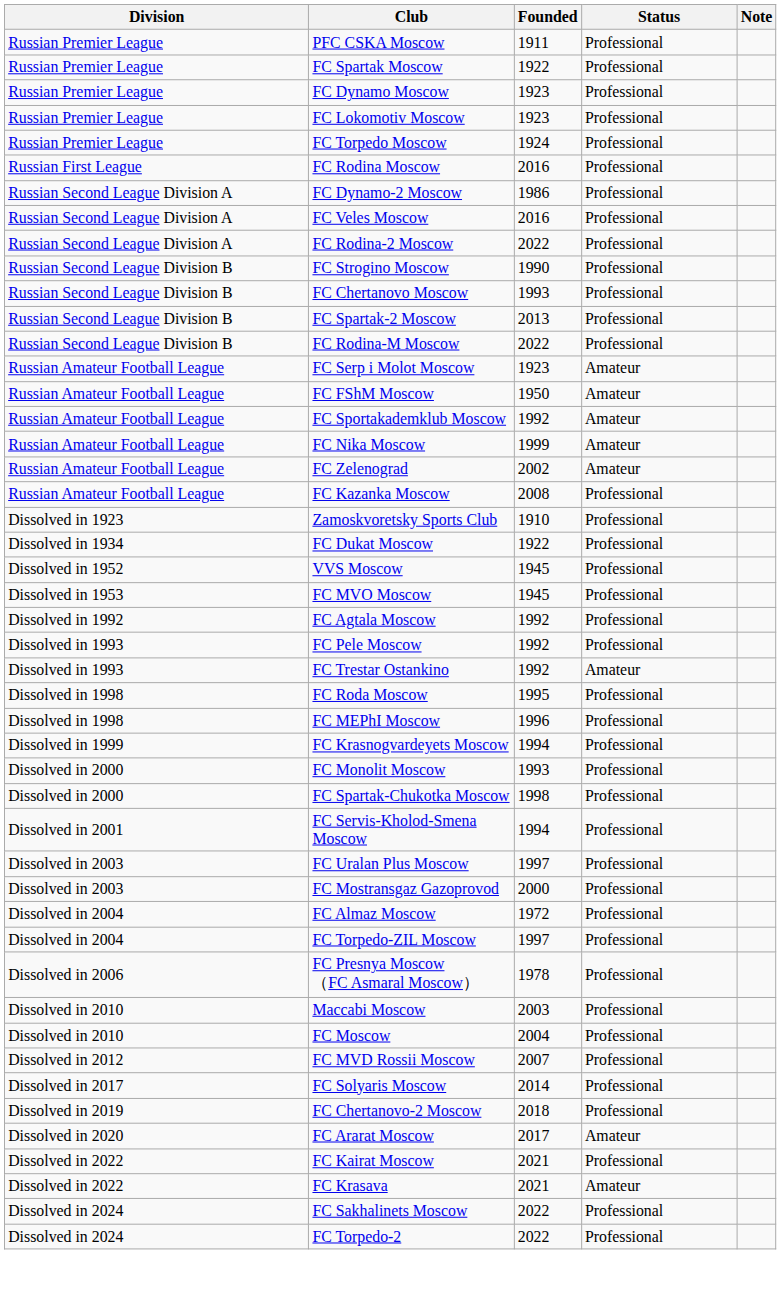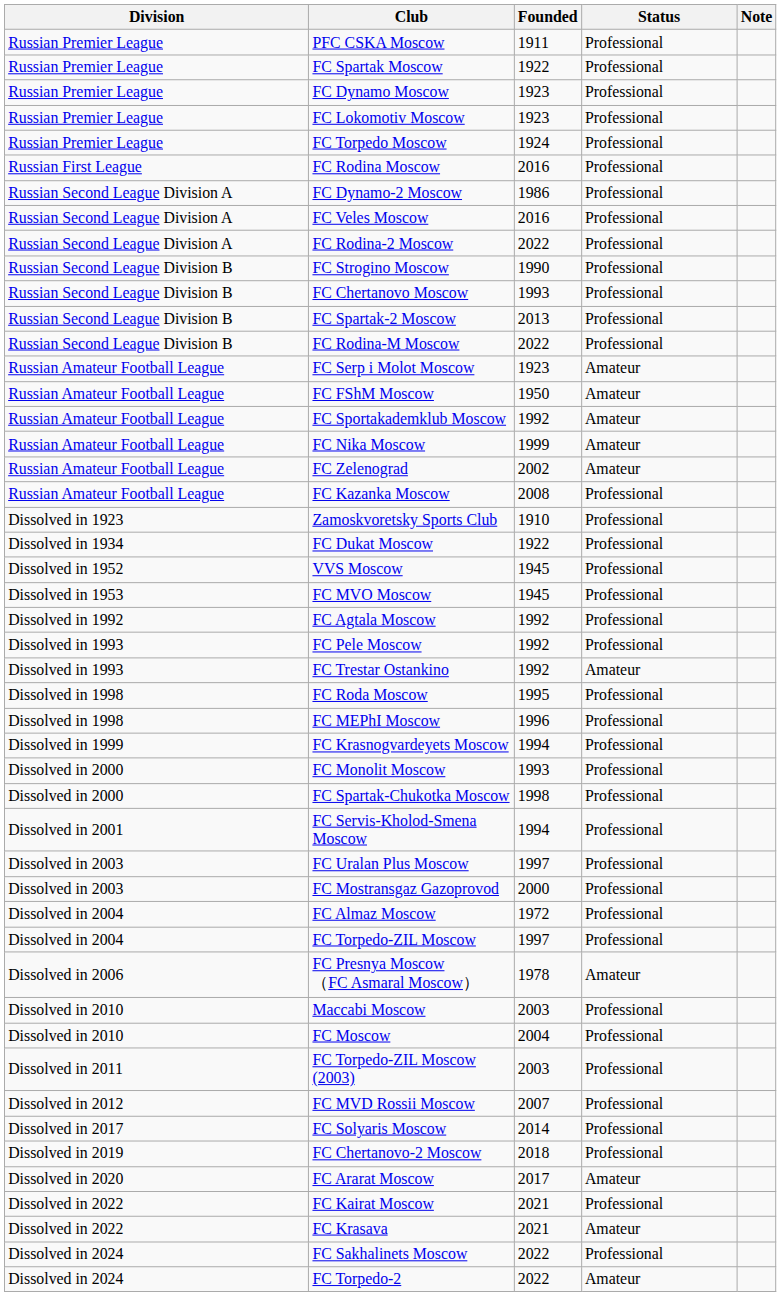(624, 974) Professional -> (613, 974) Amateur
+ row: (394, 1069)
(624, 1236) Professional -> (613, 1279) Amateur
